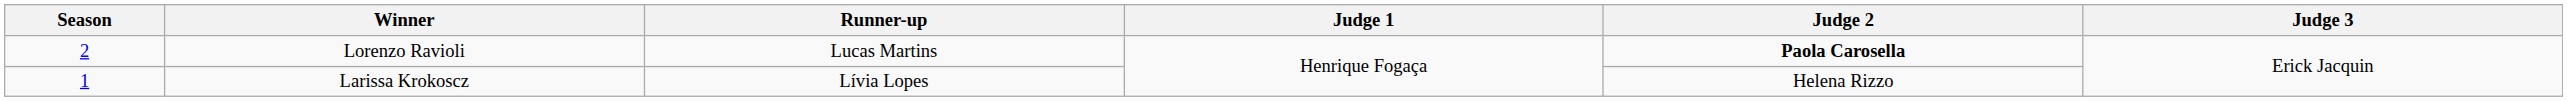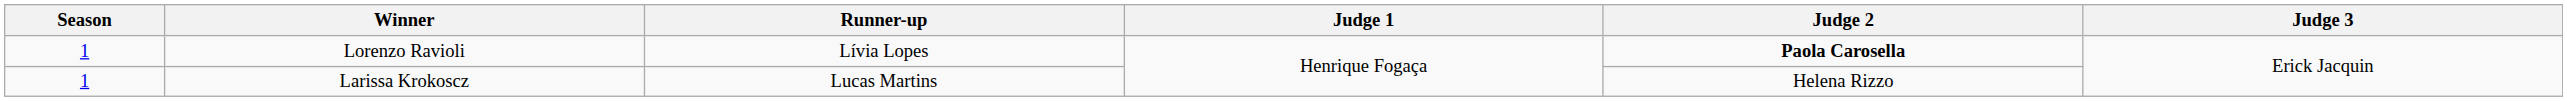(85, 50) 2 -> (85, 50) 1
(884, 50) Lucas Martins -> (884, 50) Lívia Lopes
(884, 81) Lívia Lopes -> (884, 81) Lucas Martins
